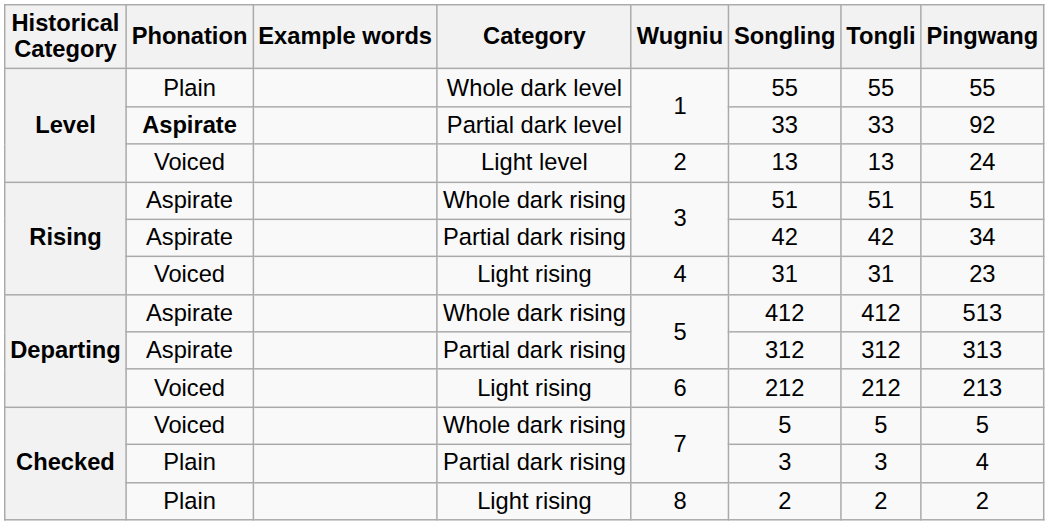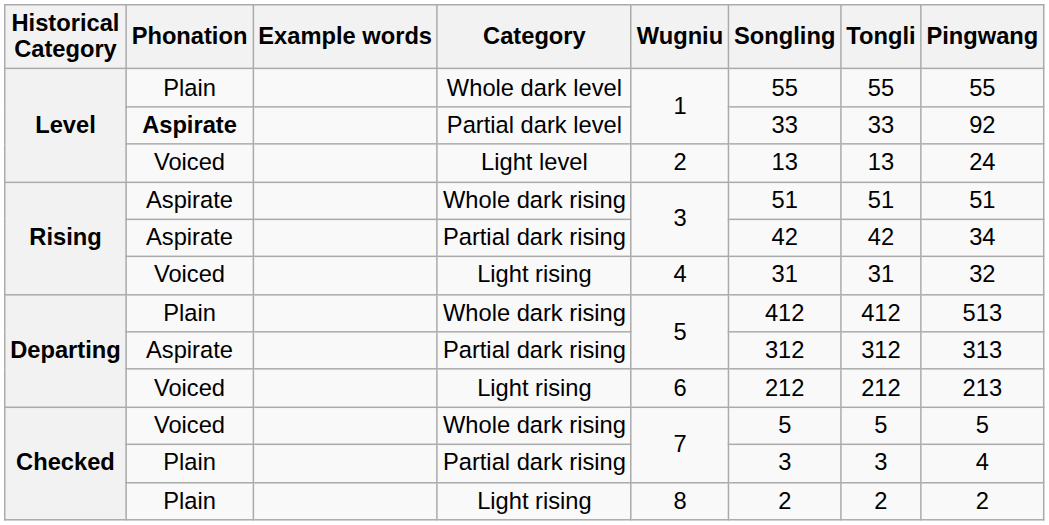(982, 275) 23 -> (982, 275) 32
(189, 312) Aspirate -> (189, 312) Plain
